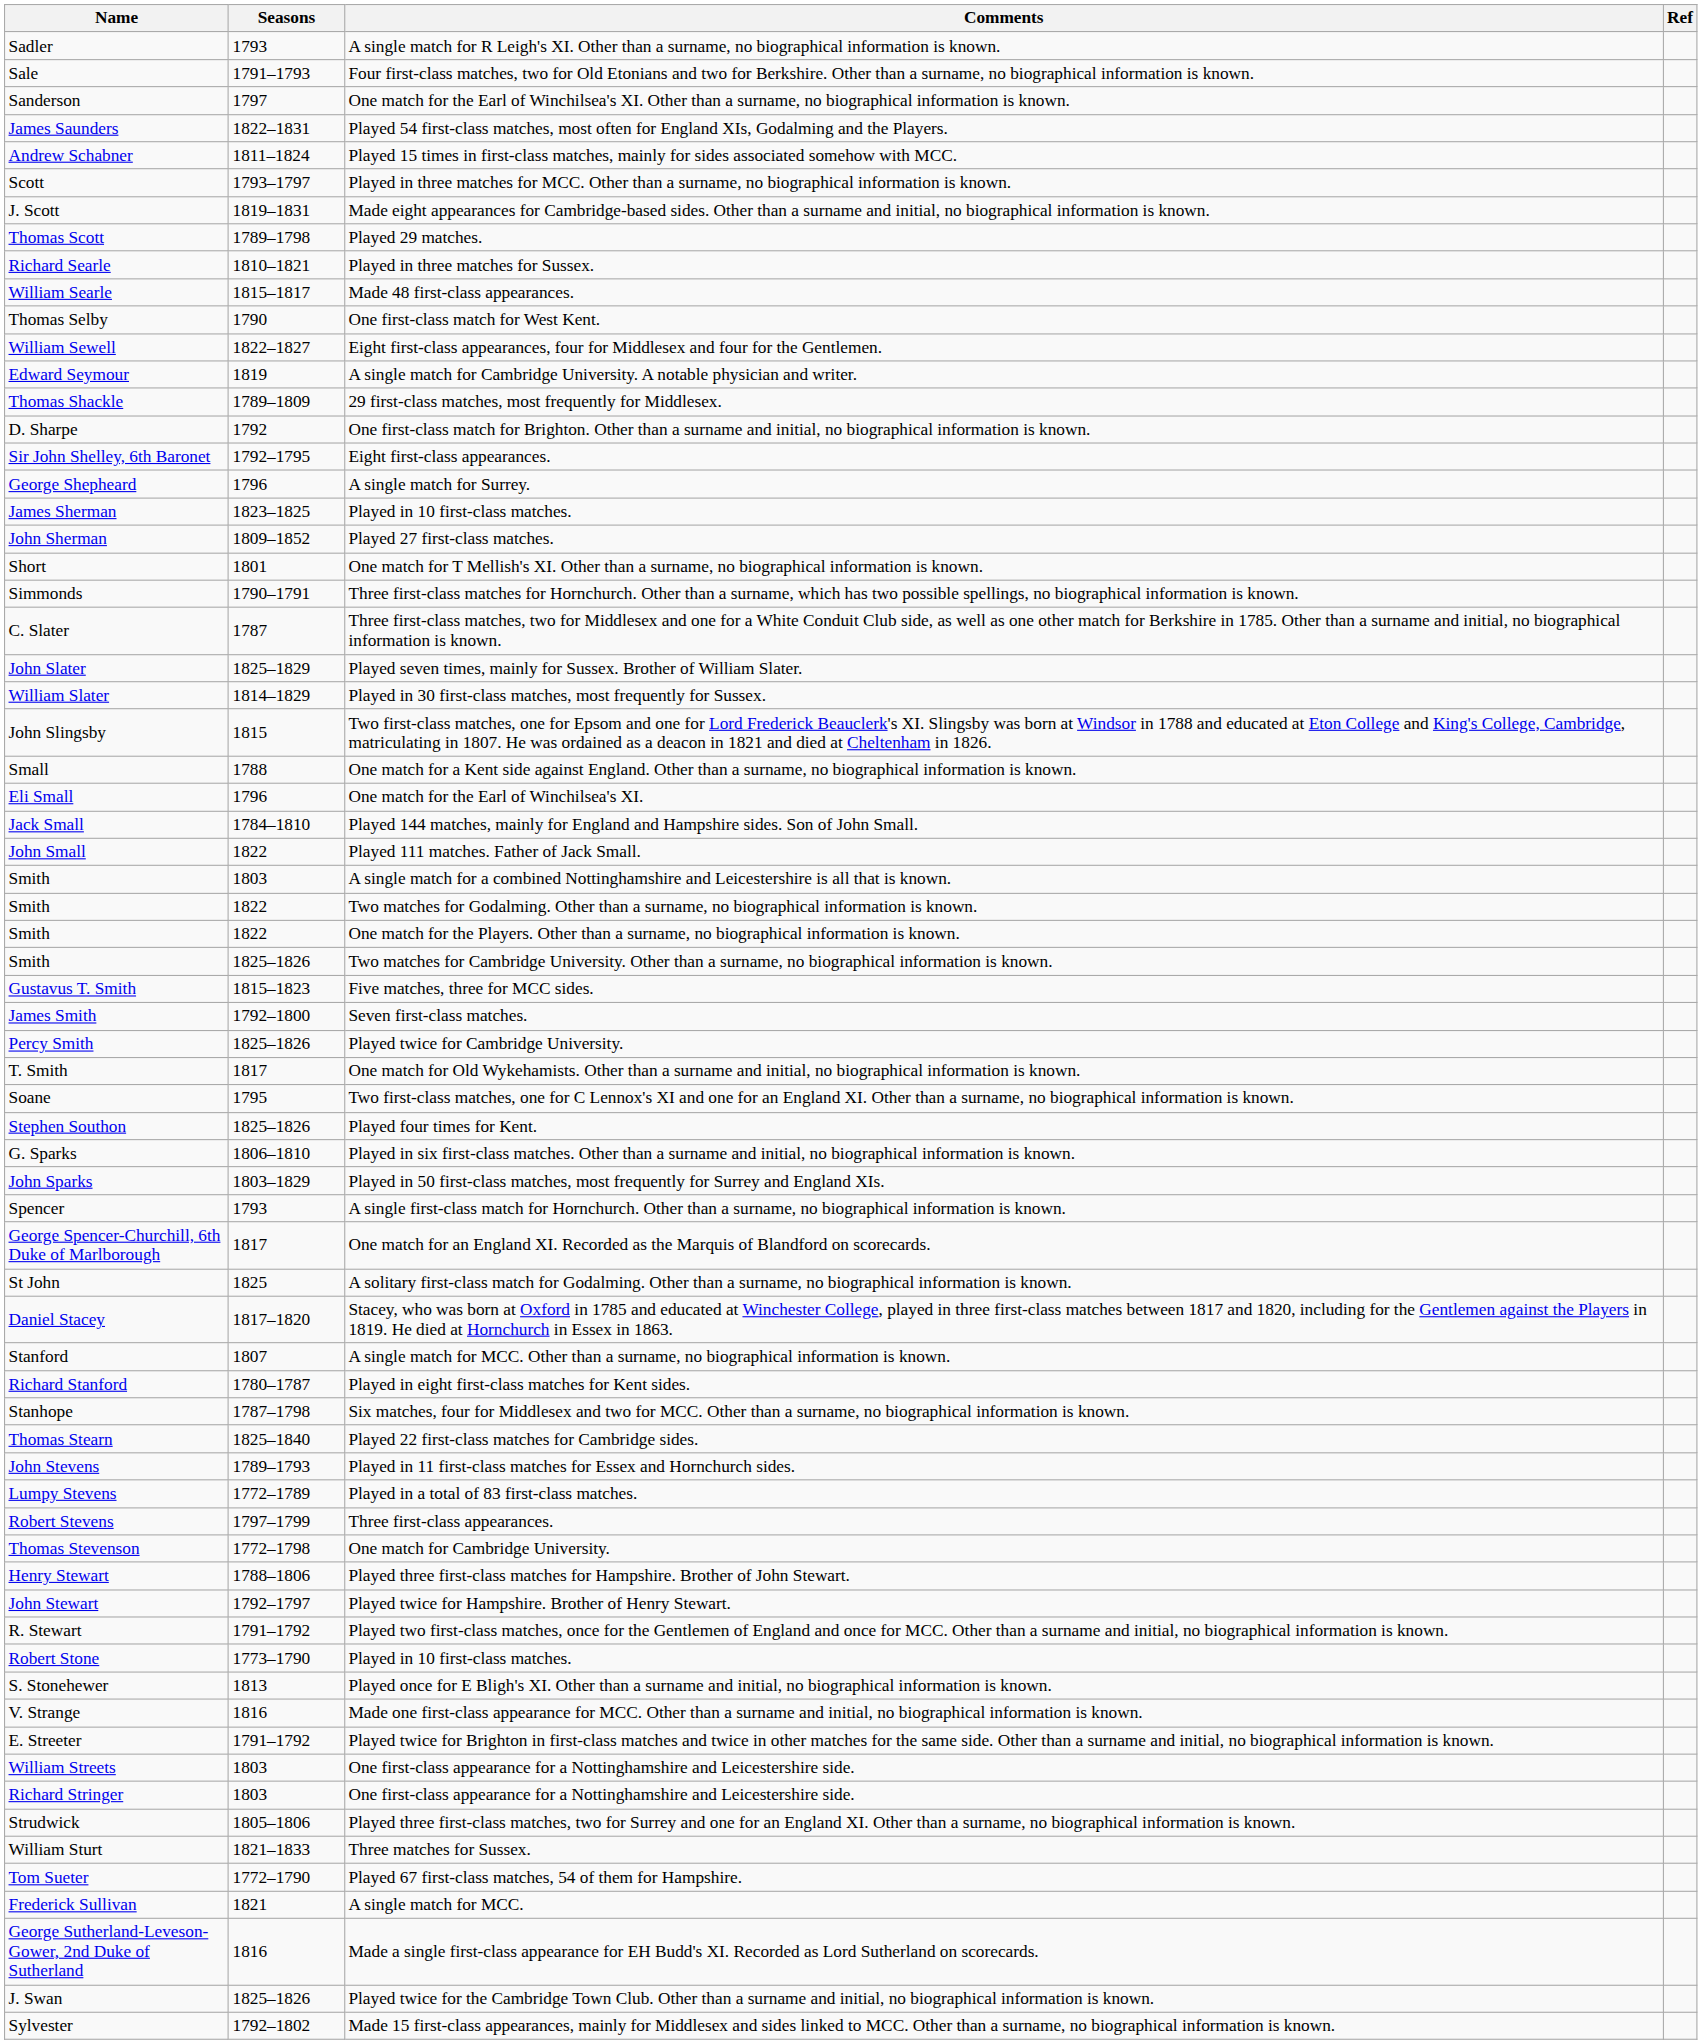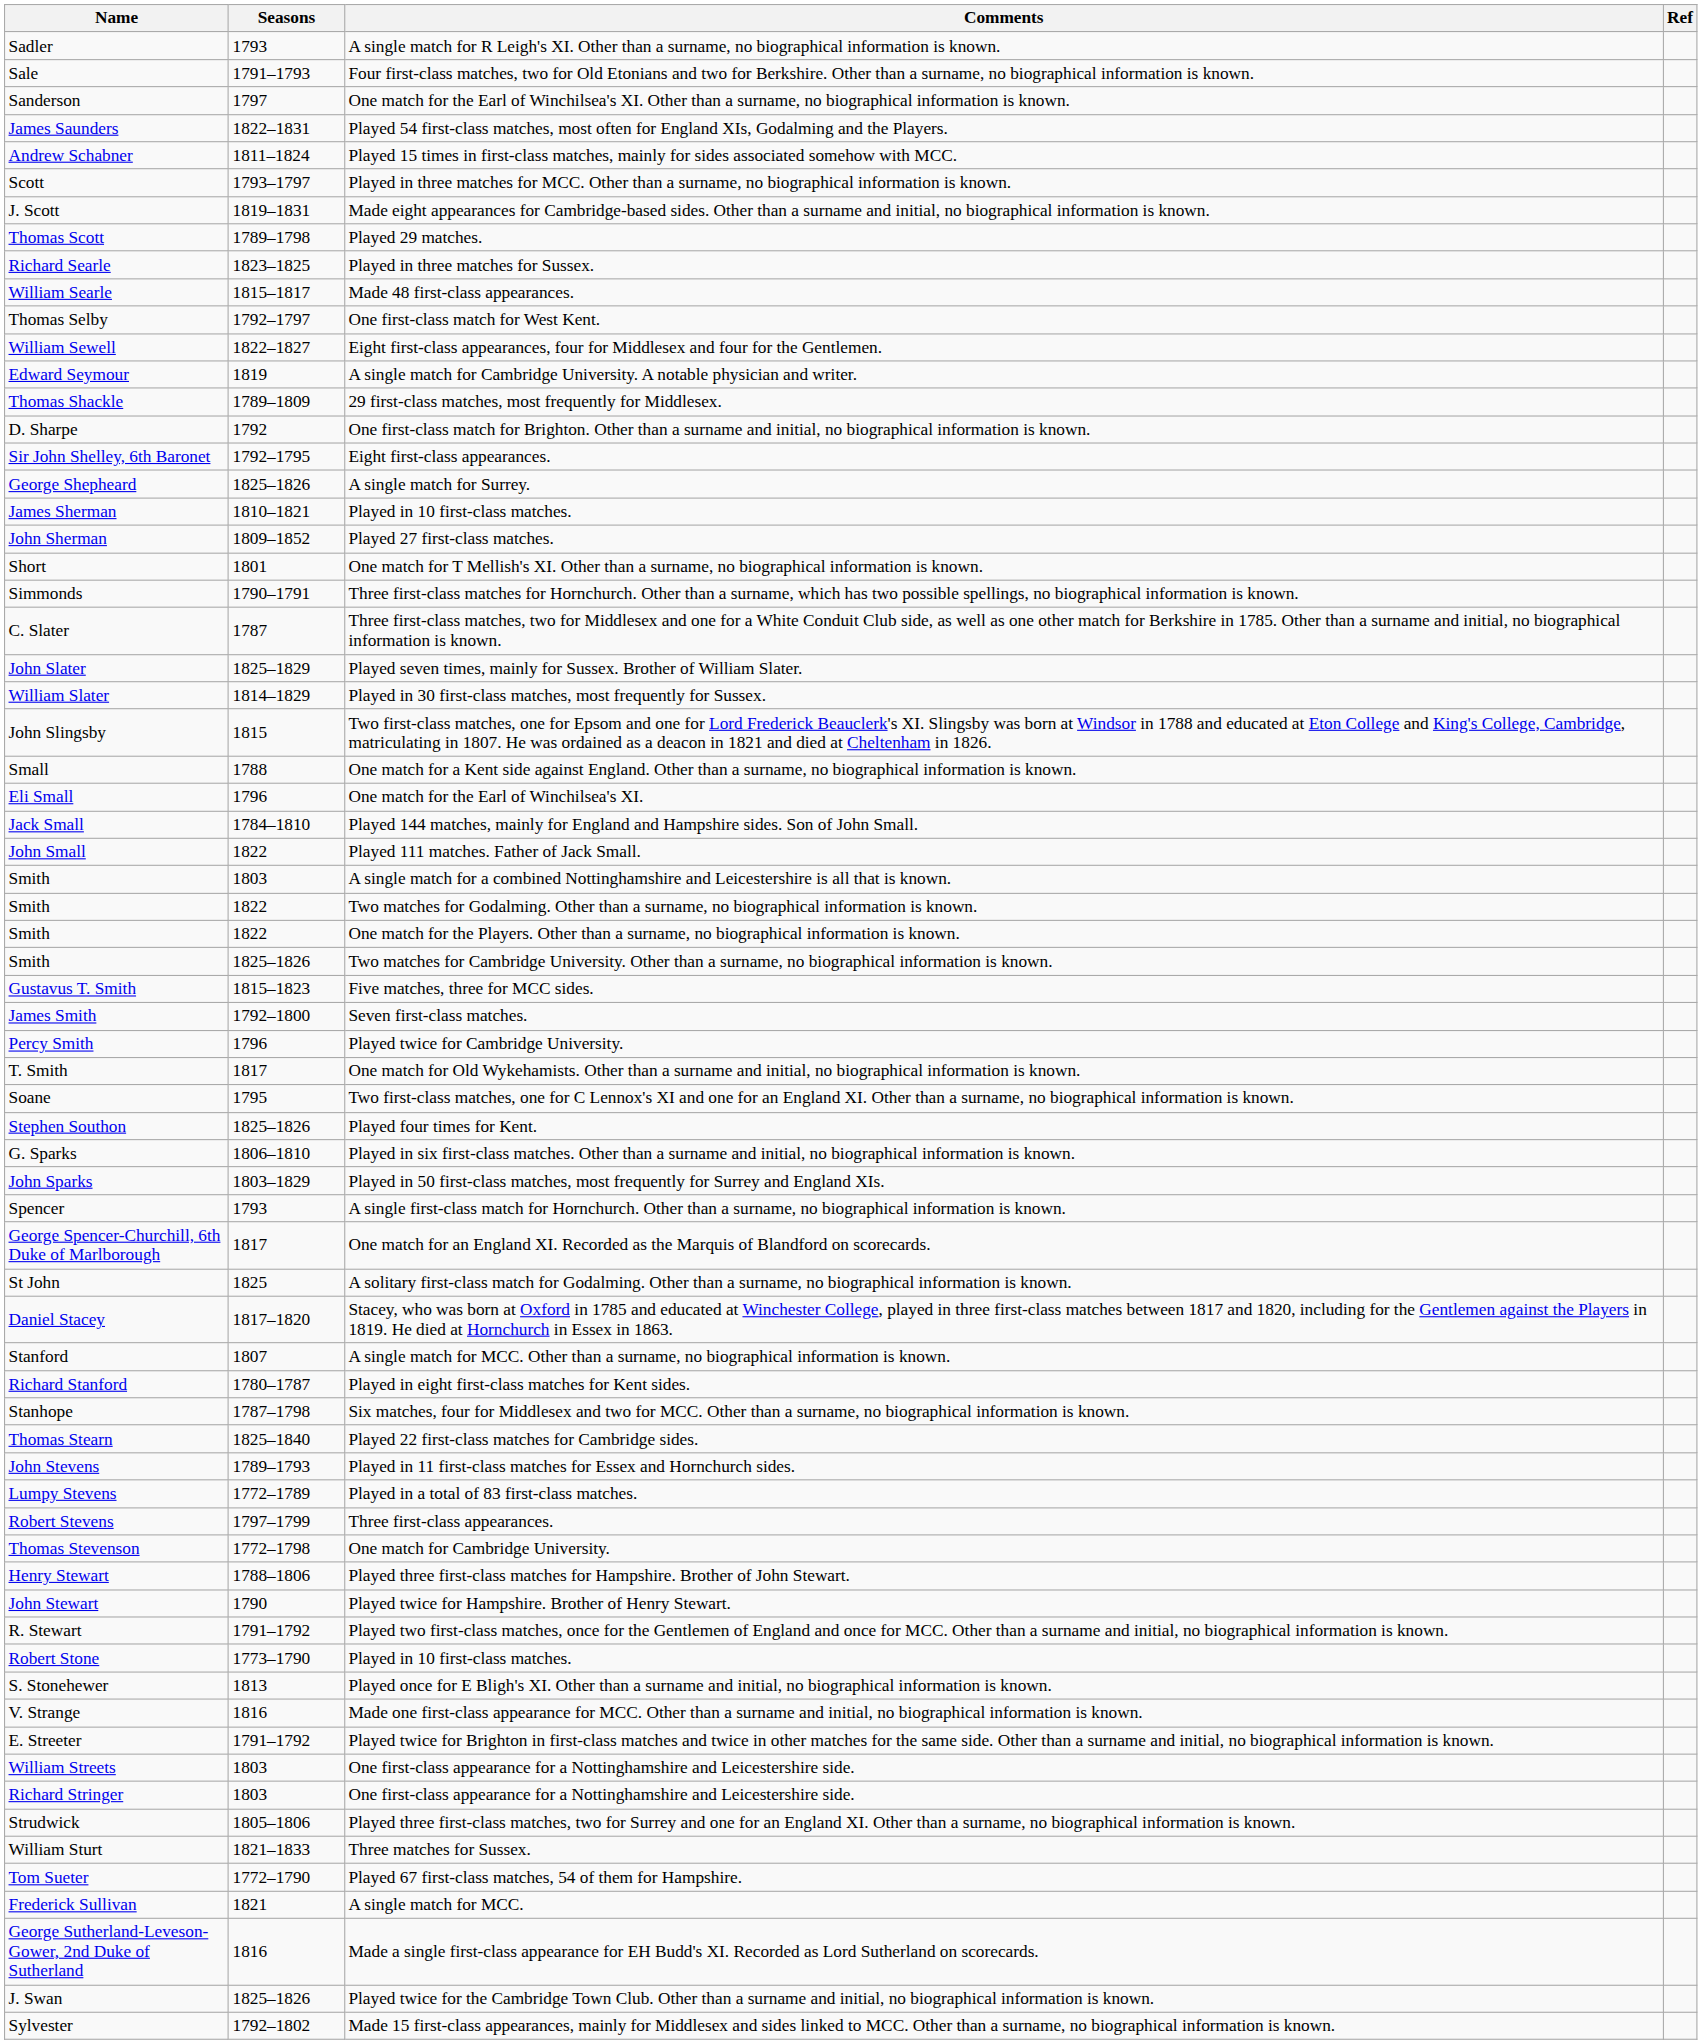(271, 264) 1810–1821 -> (271, 264) 1823–1825
(250, 319) 1790 -> (271, 319) 1792–1797
(250, 484) 1796 -> (271, 484) 1825–1826
(271, 511) 1823–1825 -> (271, 511) 1810–1821
(271, 1043) 1825–1826 -> (250, 1043) 1796
(271, 1603) 1792–1797 -> (250, 1603) 1790
